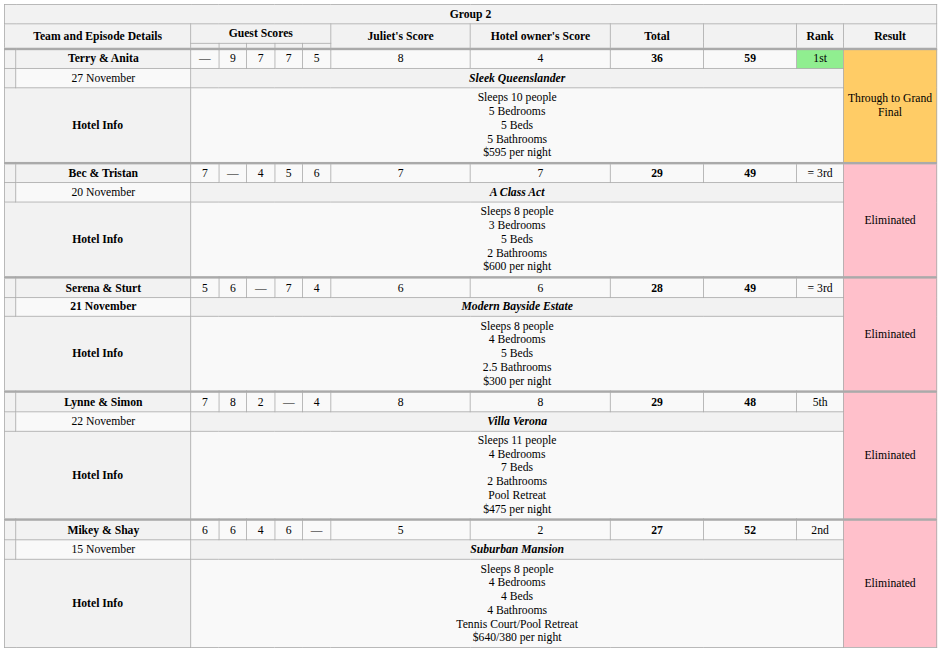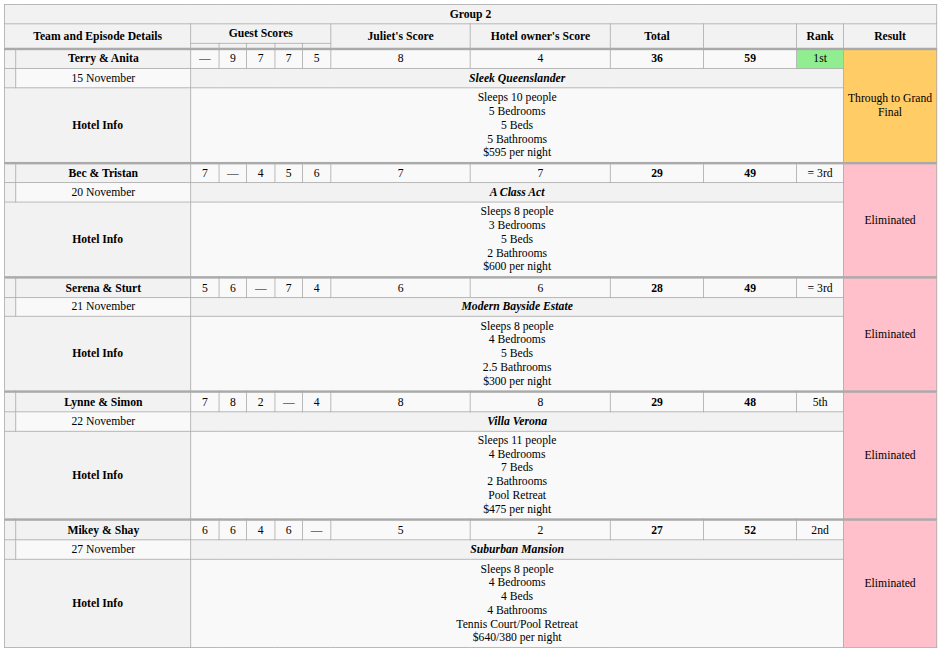(103, 78) 27 November -> (103, 78) 15 November
(103, 307) bold -> (103, 307) normal
(103, 549) 15 November -> (103, 549) 27 November
